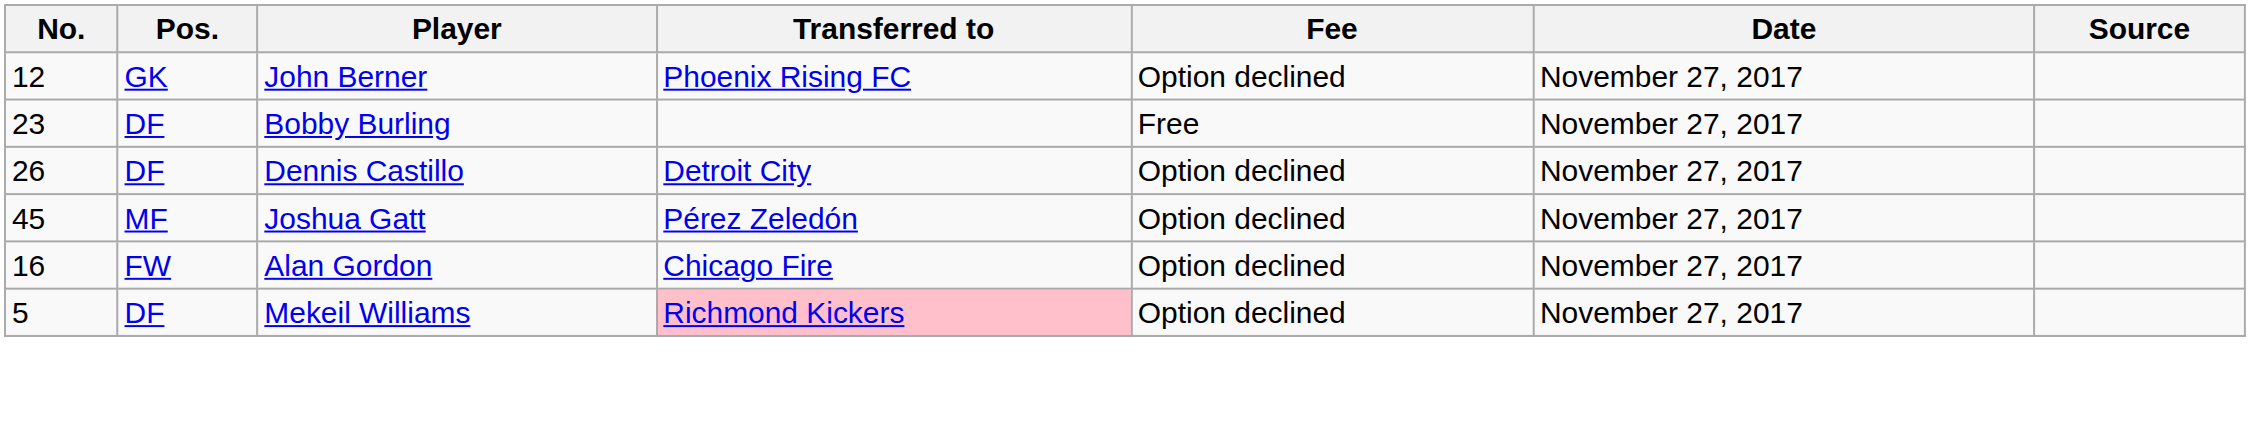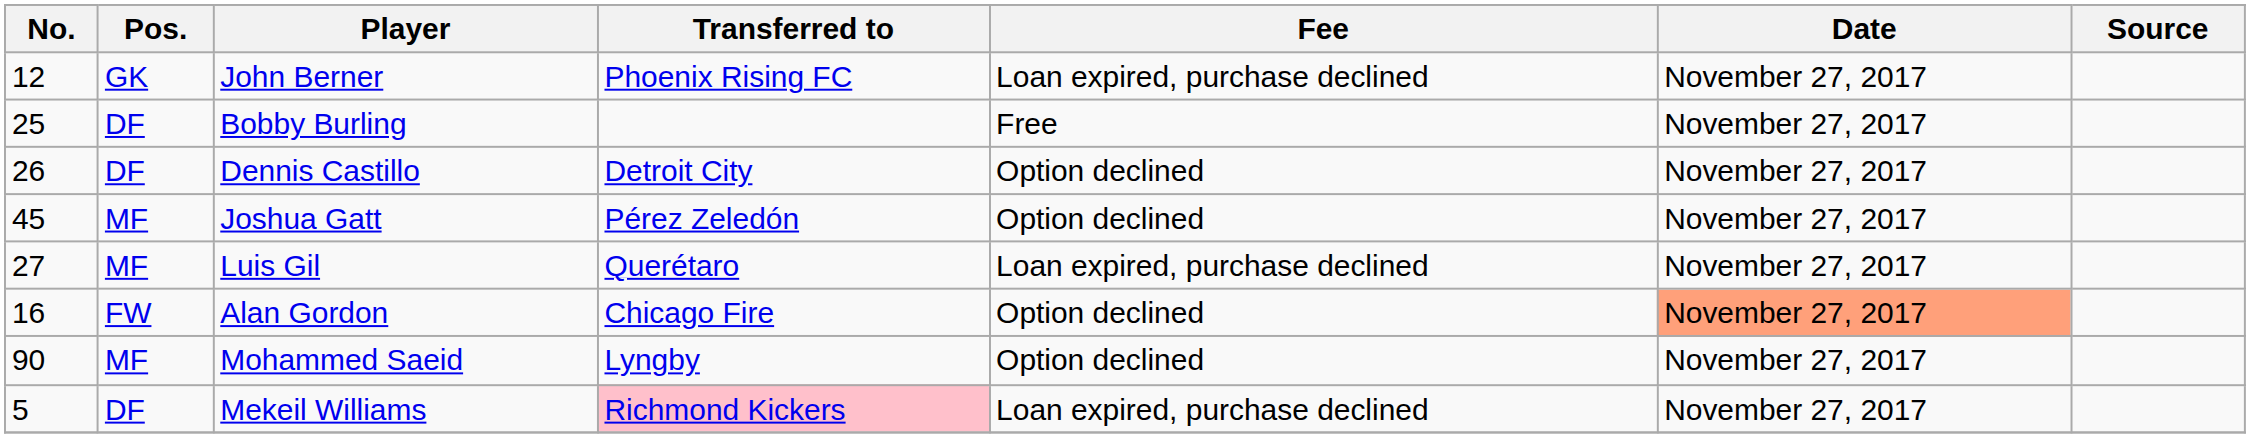(1242, 76) Option declined -> (1212, 76) Loan expired, purchase declined
(29, 124) 23 -> (29, 124) 25
+ row: (270, 266)
(1671, 266) no background -> (1796, 313) lightsalmon background
+ row: (342, 361)
(1242, 313) Option declined -> (1212, 408) Loan expired, purchase declined
